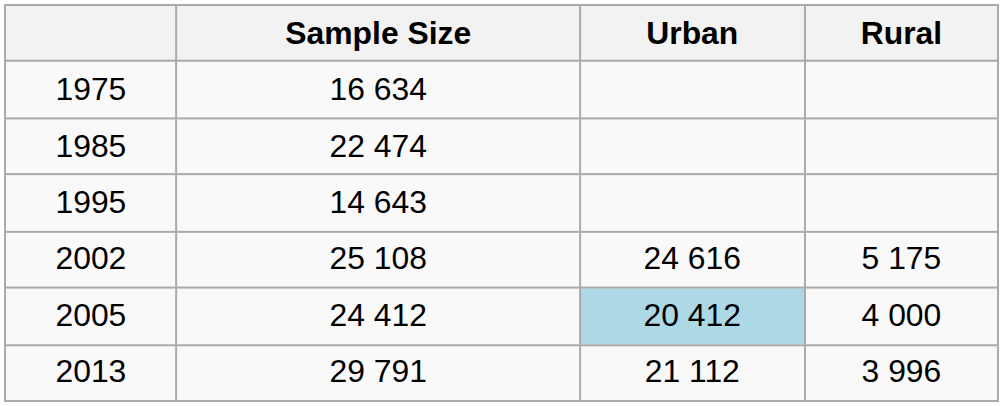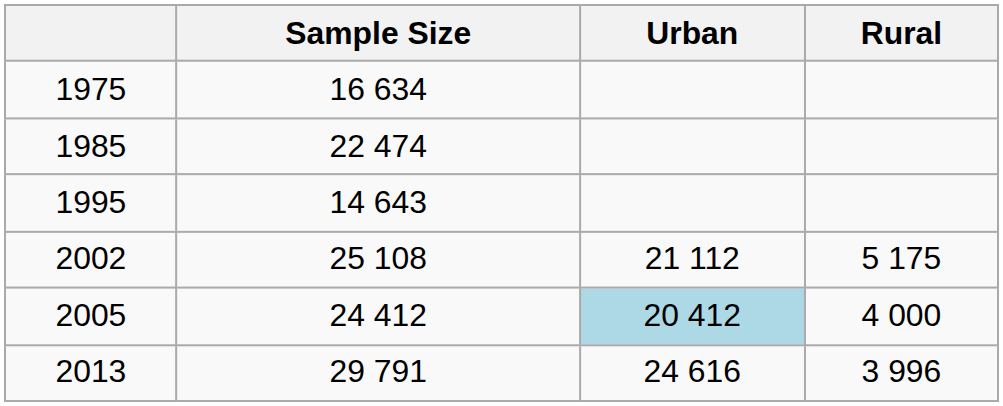(692, 259) 24 616 -> (692, 259) 21 112
(692, 372) 21 112 -> (692, 372) 24 616
